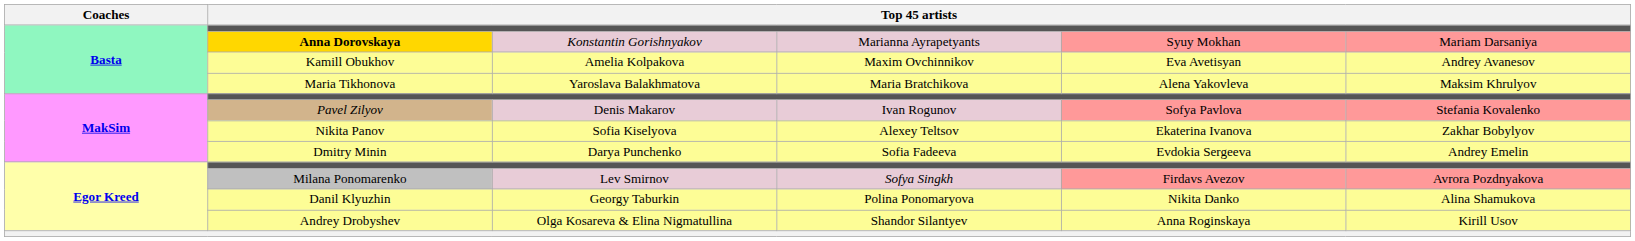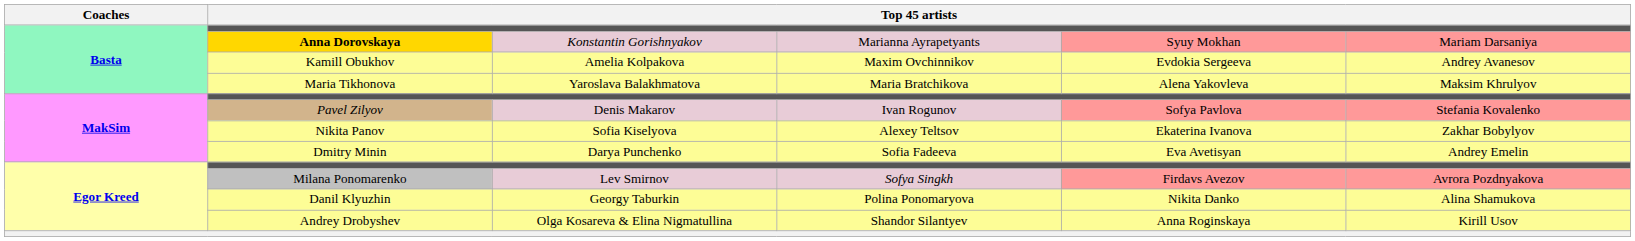(1204, 62) Eva Avetisyan -> (1204, 62) Evdokia Sergeeva
(1204, 151) Evdokia Sergeeva -> (1204, 151) Eva Avetisyan
